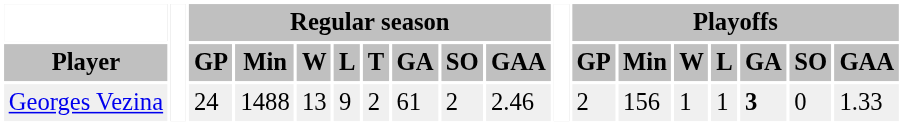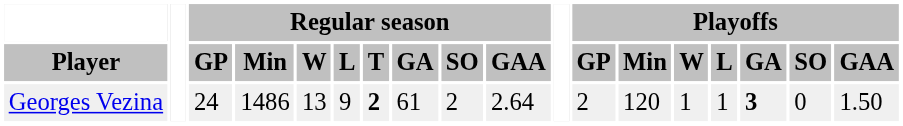(265, 102) 1488 -> (265, 102) 1486
(374, 102) normal -> (374, 102) bold
(513, 102) 2.46 -> (513, 102) 2.64
(642, 102) 156 -> (642, 102) 120
(861, 102) 1.33 -> (861, 102) 1.50
